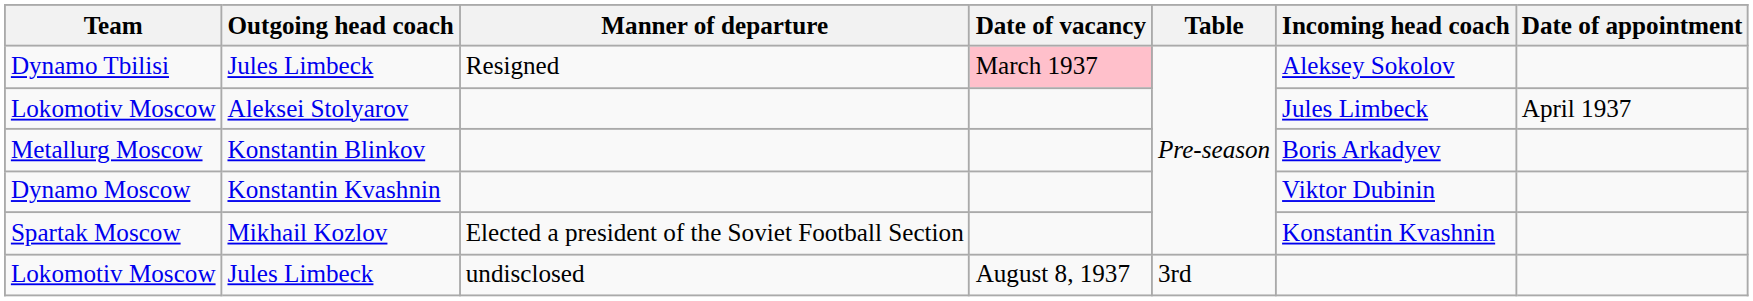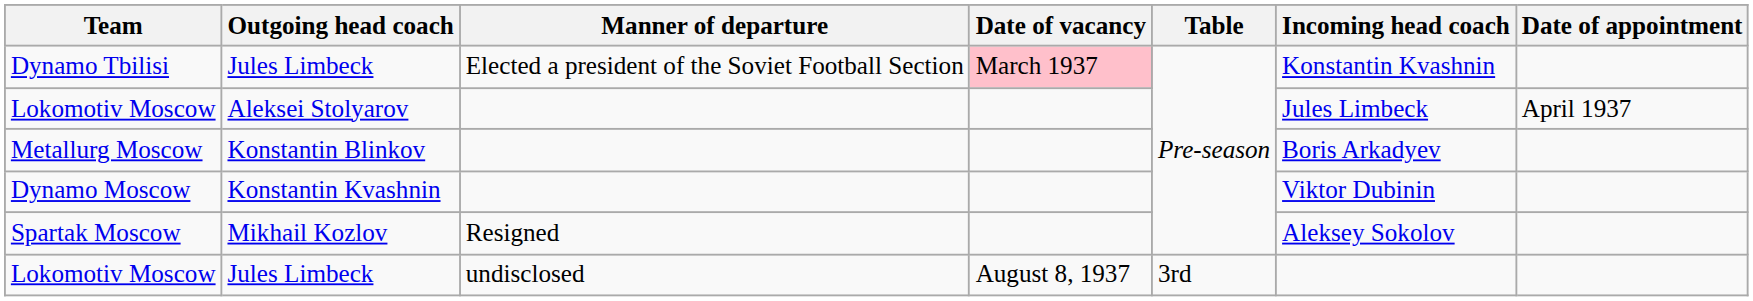(513, 66) Resigned -> (715, 66) Elected a president of the Soviet Football Section
(1368, 66) Aleksey Sokolov -> (1389, 66) Konstantin Kvashnin
(715, 232) Elected a president of the Soviet Football Section -> (513, 232) Resigned
(1389, 232) Konstantin Kvashnin -> (1368, 232) Aleksey Sokolov
